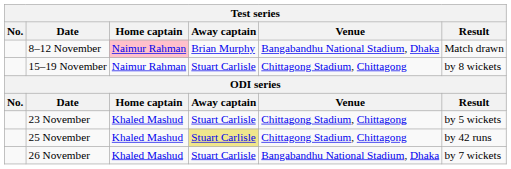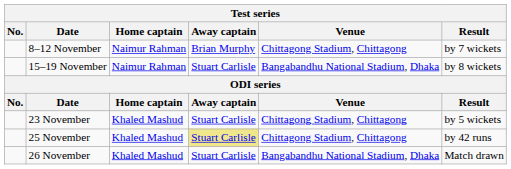(149, 48) pink background -> (149, 48) no background
(350, 48) Bangabandhu National Stadium, Dhaka -> (334, 48) Chittagong Stadium, Chittagong
(474, 48) Match drawn -> (473, 48) by 7 wickets
(334, 66) Chittagong Stadium, Chittagong -> (350, 66) Bangabandhu National Stadium, Dhaka
(473, 155) by 7 wickets -> (474, 155) Match drawn
